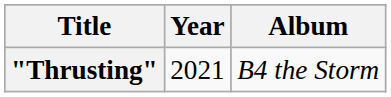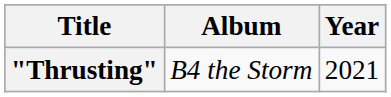columns swapped: (197, 26) <-> (308, 26)
